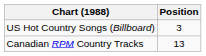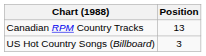rows swapped: (75, 43) <-> (81, 28)
